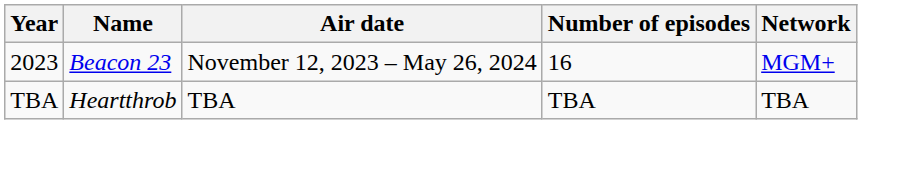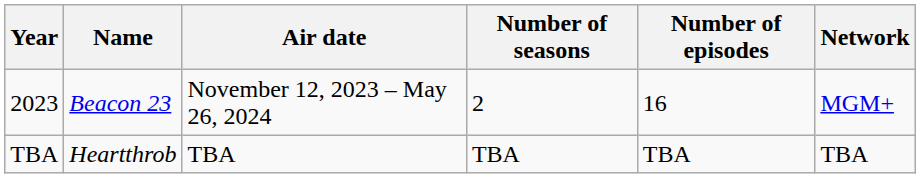+ column: (552, 37)
